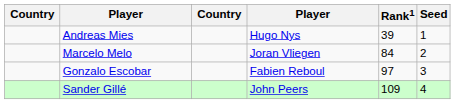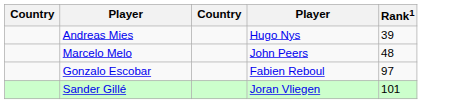- column: (434, 15)
(285, 53) Joran Vliegen -> (279, 53) John Peers
(387, 53) 84 -> (387, 53) 48
(279, 89) John Peers -> (285, 89) Joran Vliegen
(391, 89) 109 -> (391, 89) 101
